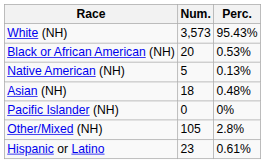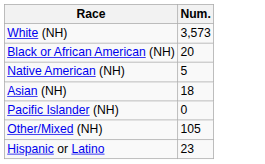- column: (237, 14)
